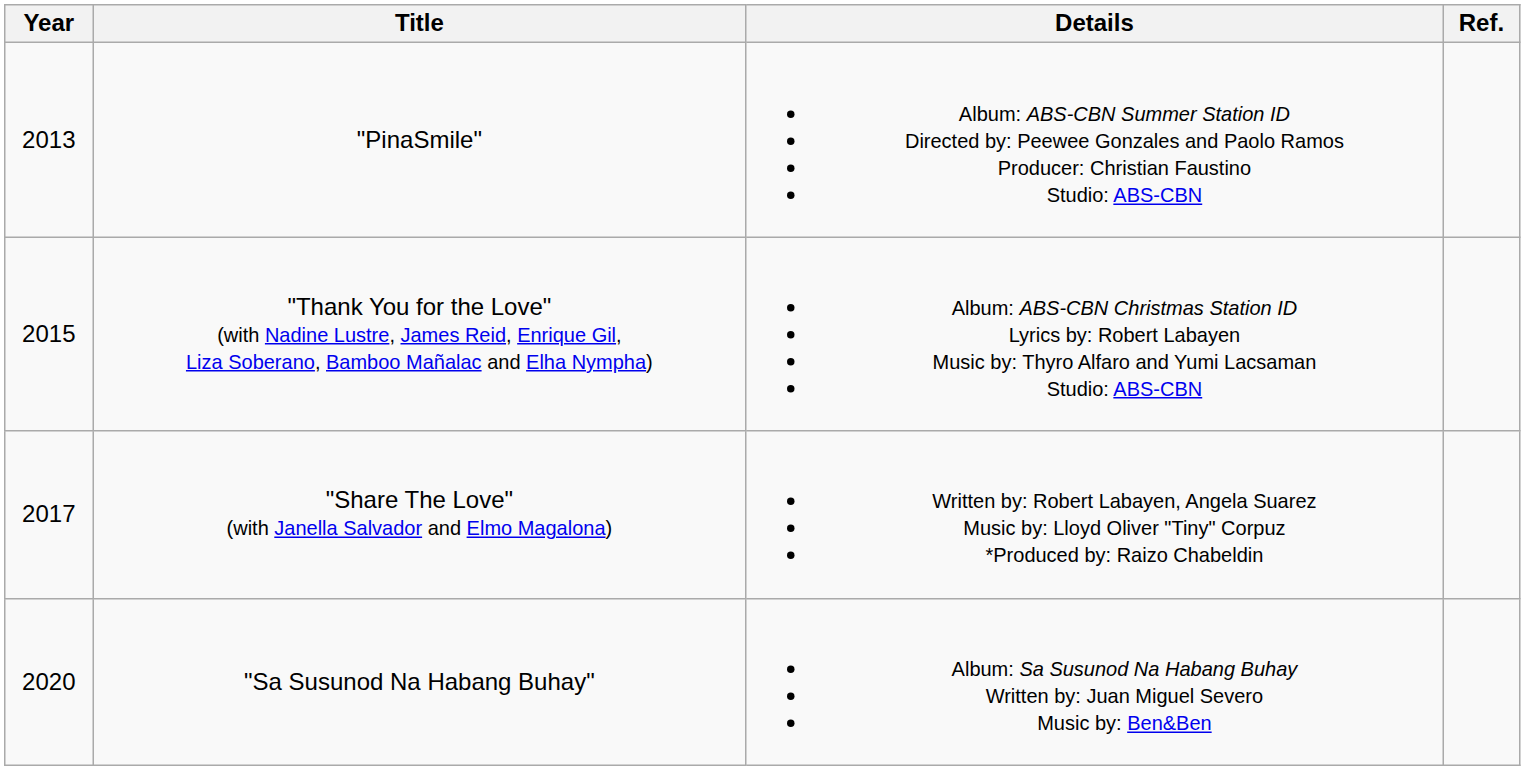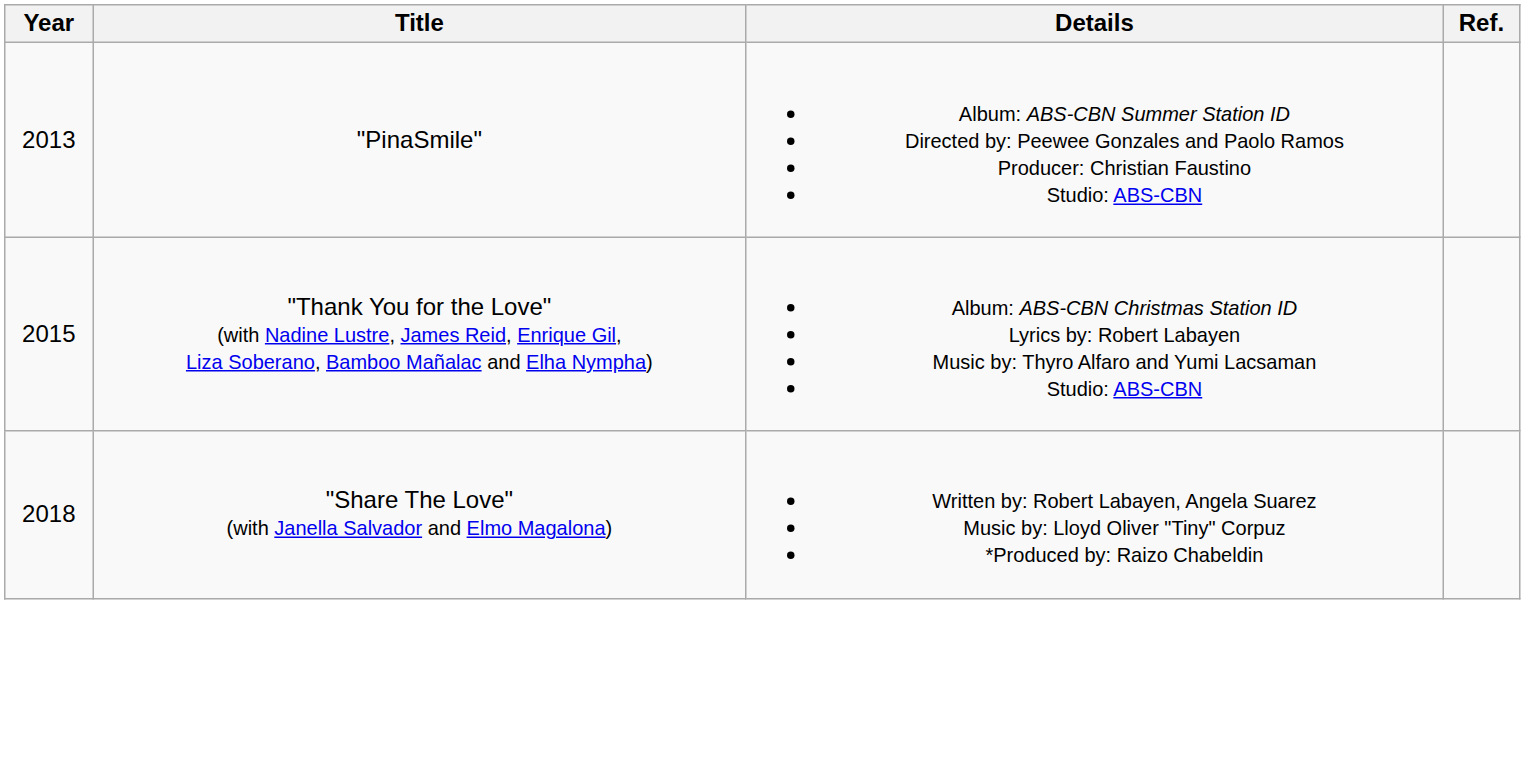(49, 514) 2017 -> (49, 514) 2018
- row: (419, 681)
